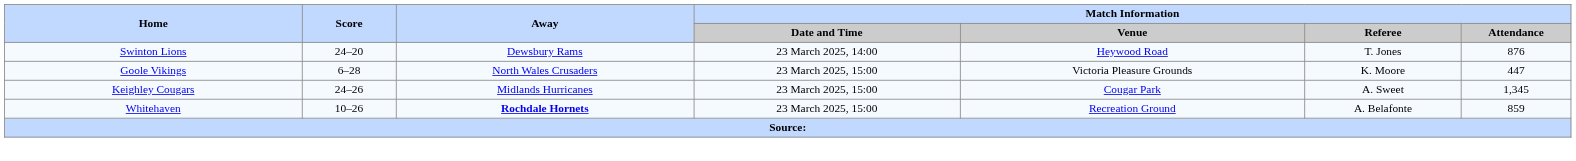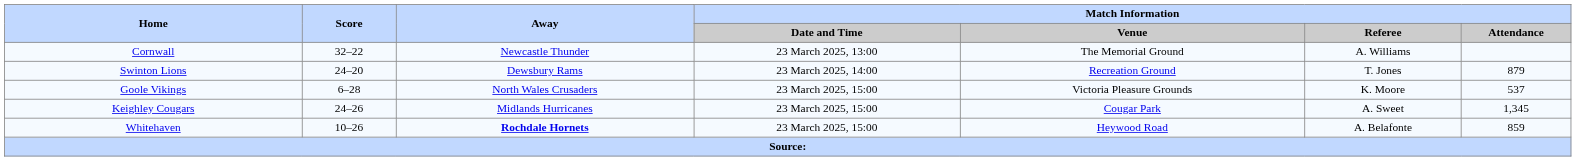+ row: (153, 51)
(1132, 51) Heywood Road -> (1132, 70) Recreation Ground
(1516, 51) 876 -> (1516, 70) 879
(1516, 70) 447 -> (1516, 89) 537
(1132, 108) Recreation Ground -> (1132, 127) Heywood Road
